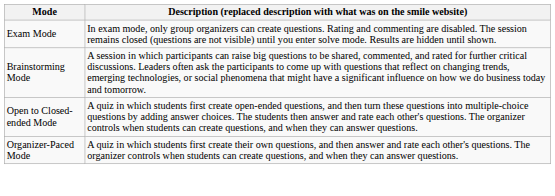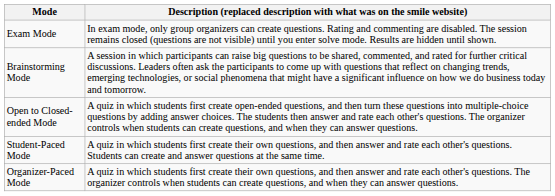+ row: (36, 150)
